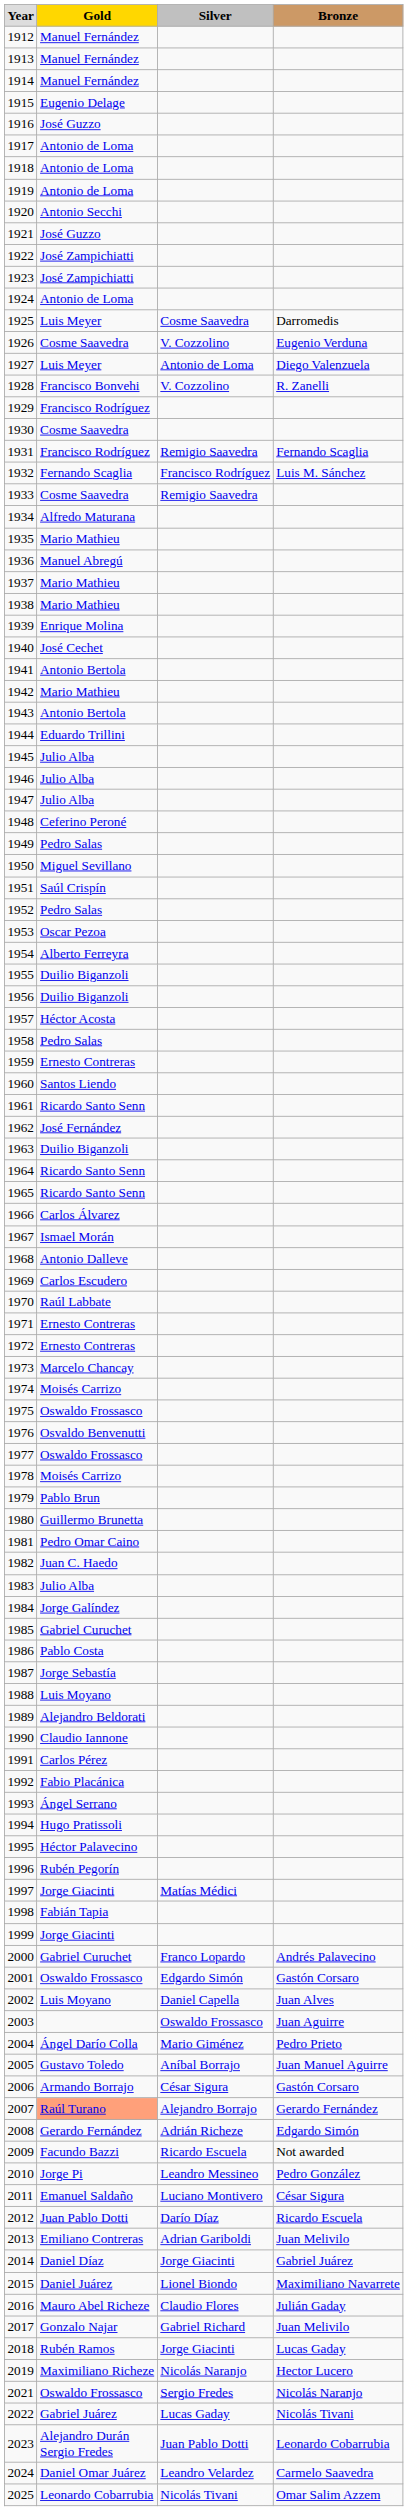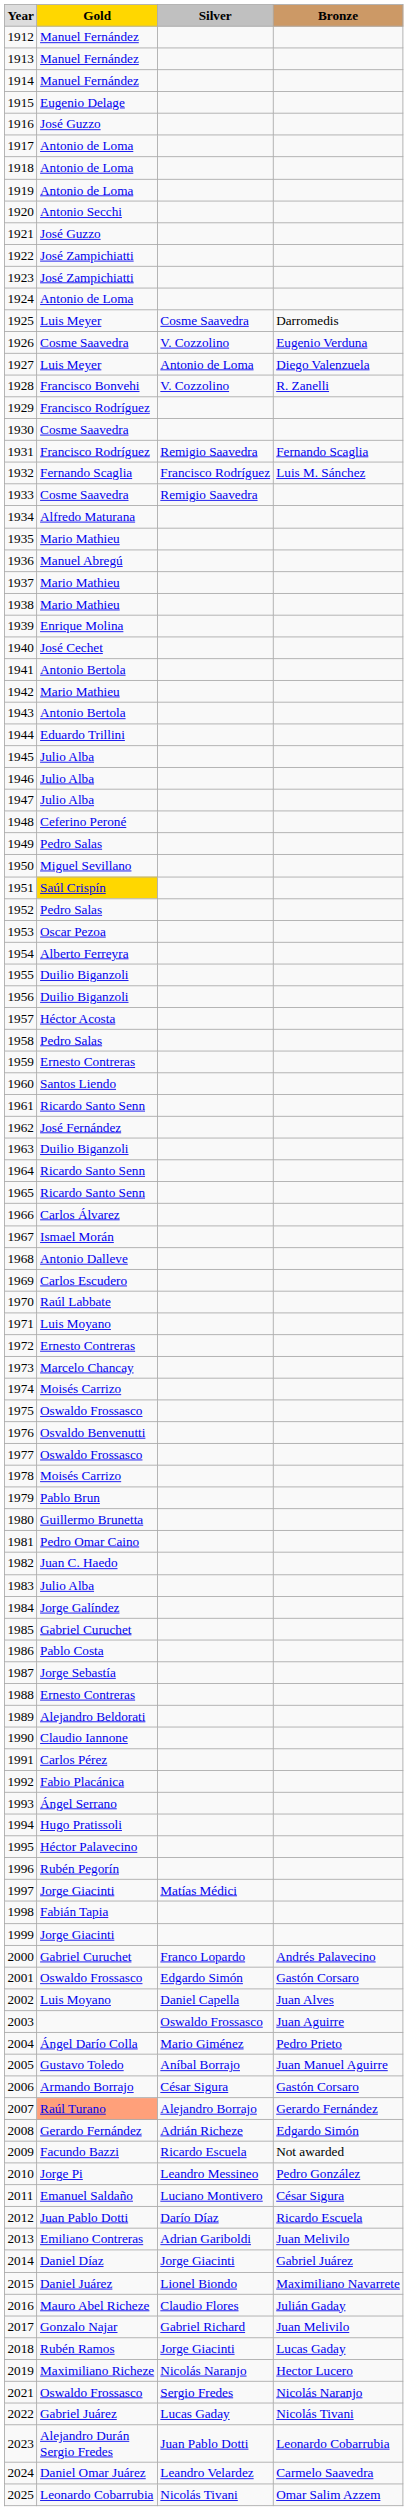(73, 887) no background -> (73, 887) gold background
(88, 1323) Ernesto Contreras -> (75, 1323) Luis Moyano
(75, 1694) Luis Moyano -> (88, 1694) Ernesto Contreras
